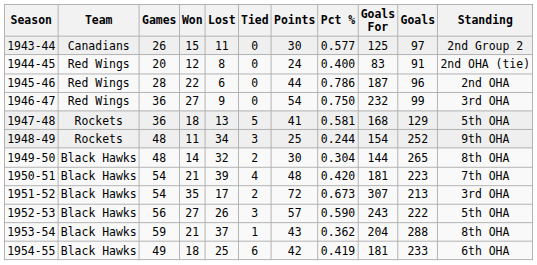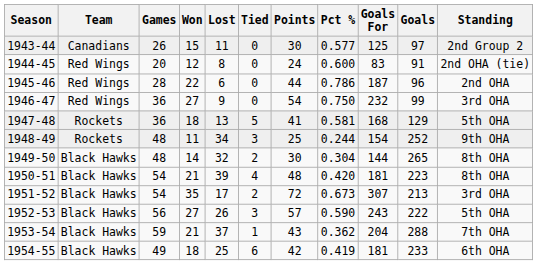(338, 64) 0.400 -> (338, 64) 0.600
(485, 176) 7th OHA -> (485, 176) 8th OHA
(485, 232) 8th OHA -> (485, 232) 7th OHA
